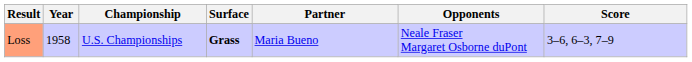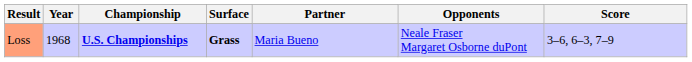(58, 40) 1958 -> (58, 40) 1968
(132, 40) normal -> (135, 40) bold
